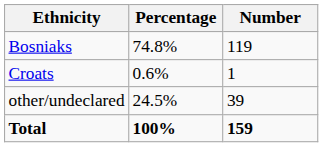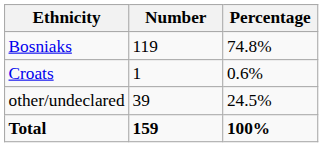columns swapped: (270, 18) <-> (176, 18)
